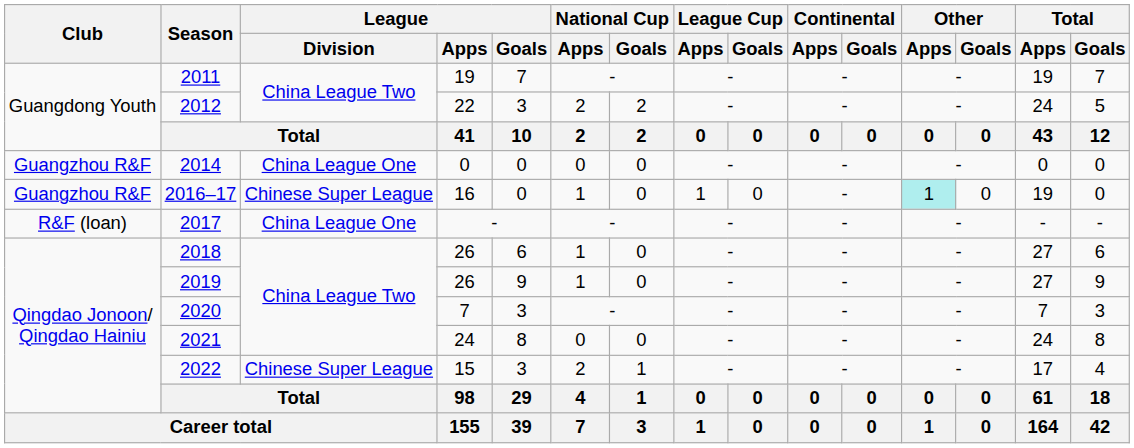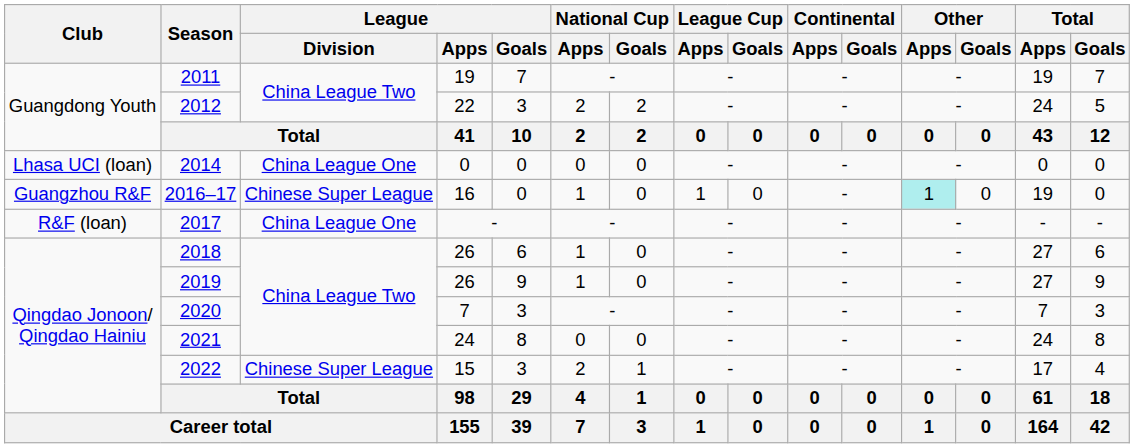(82, 164) Guangzhou R&F -> (82, 164) Lhasa UCI (loan)
